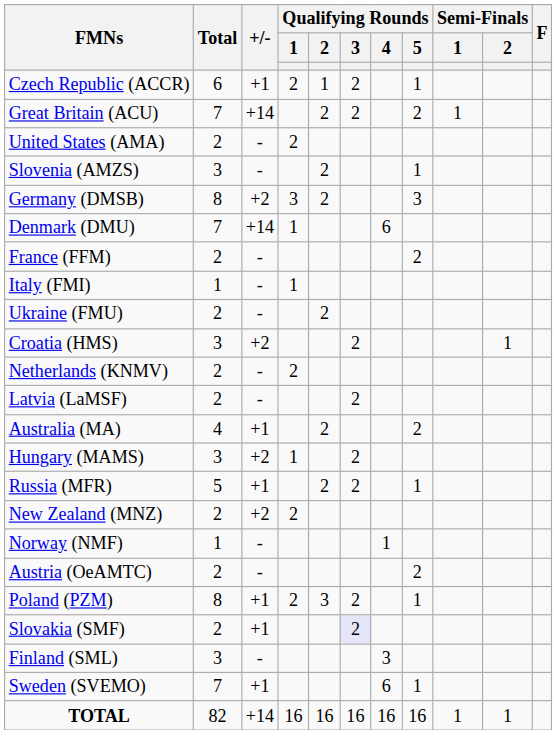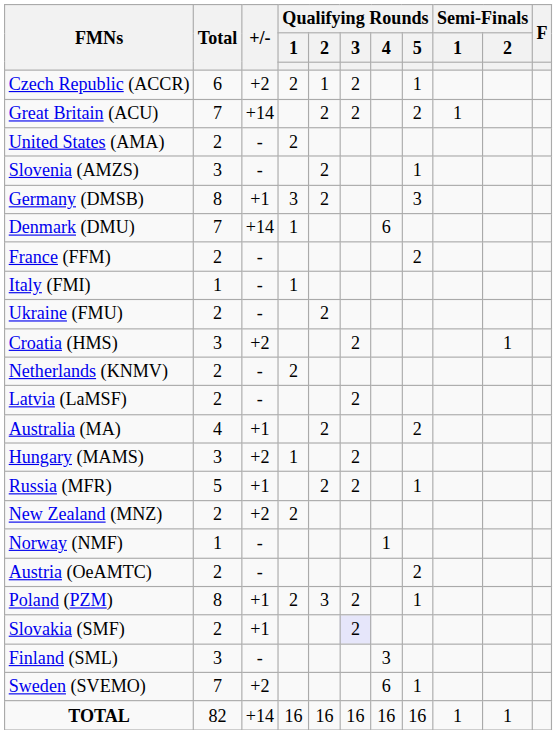(260, 84) +1 -> (260, 84) +2
(260, 199) +2 -> (260, 199) +1
(260, 686) +1 -> (260, 686) +2
